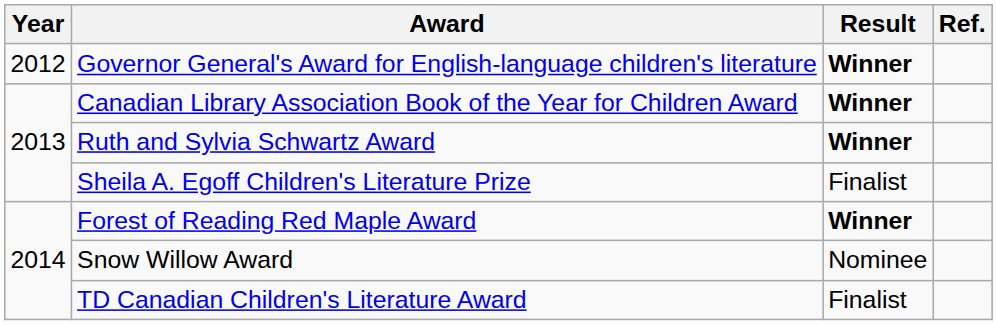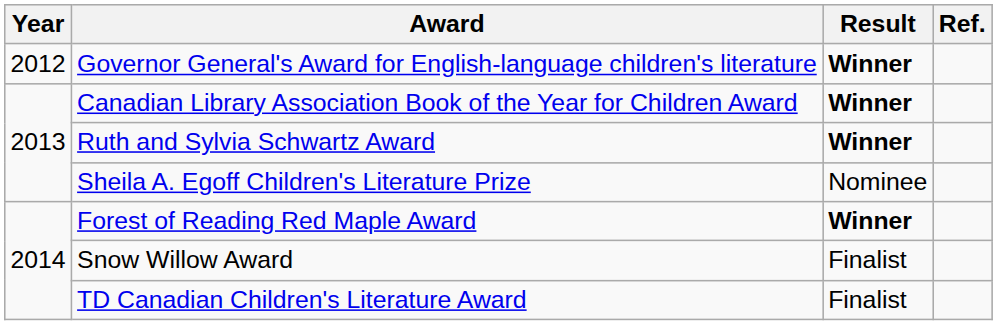(867, 181) Finalist -> (878, 181) Nominee
(878, 260) Nominee -> (867, 260) Finalist
